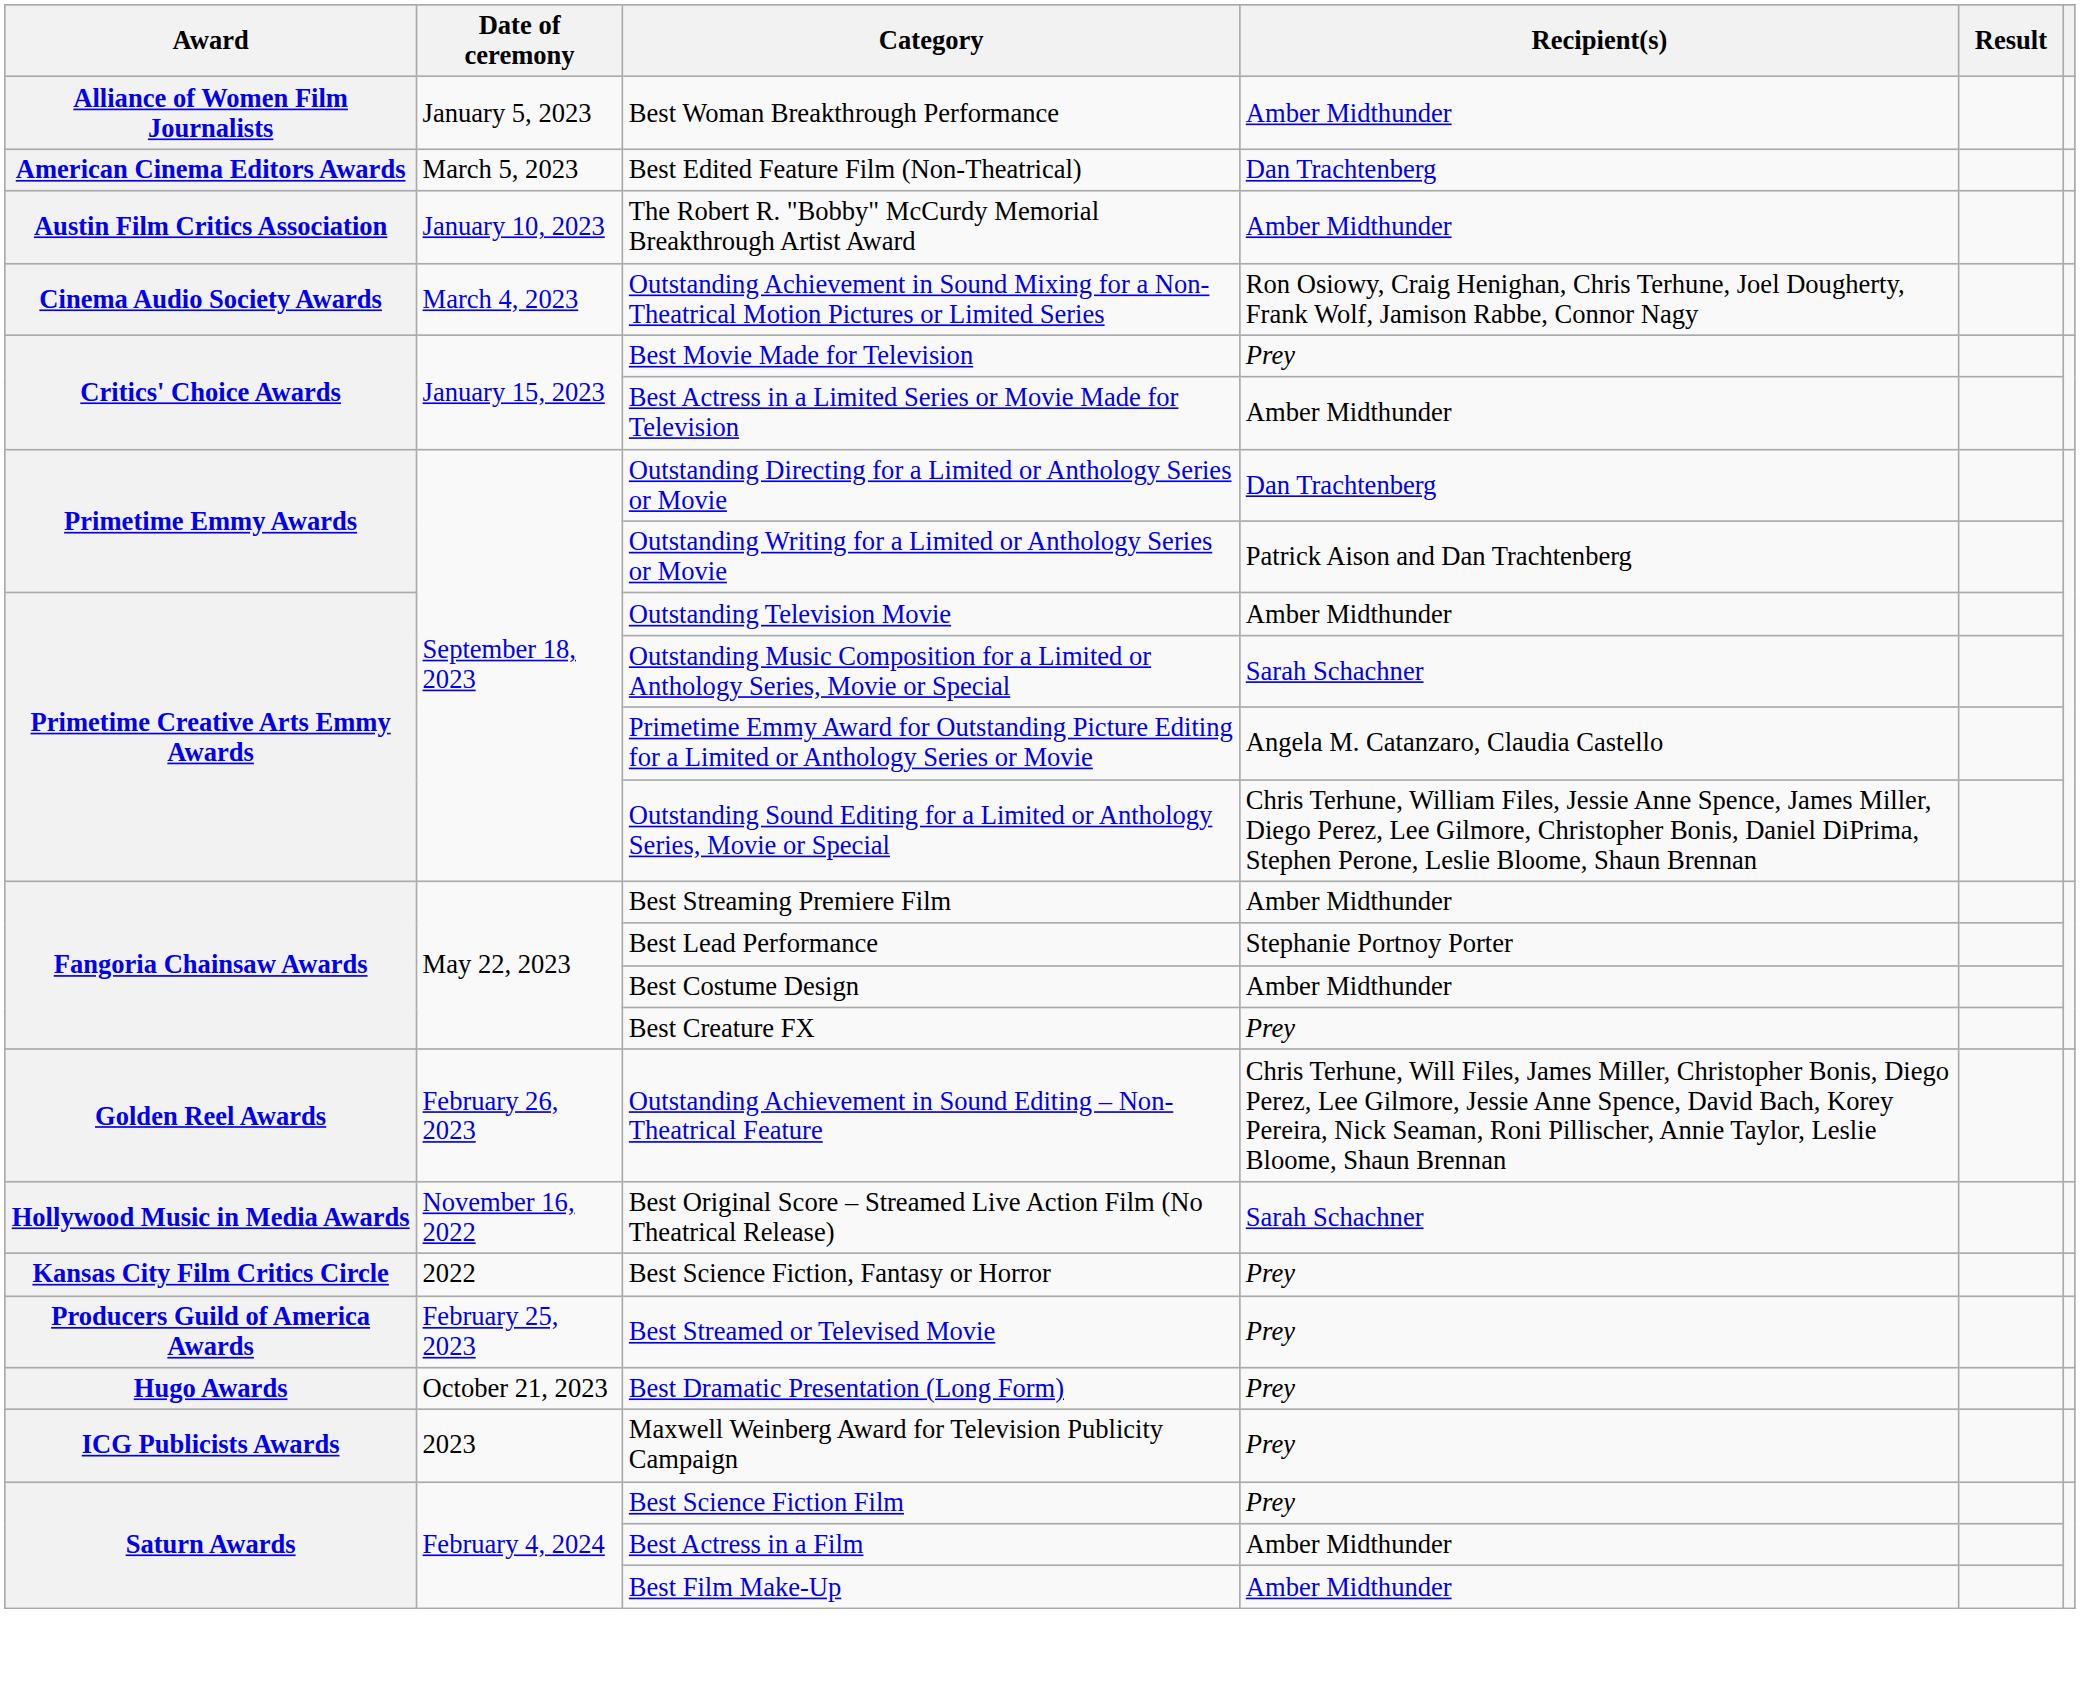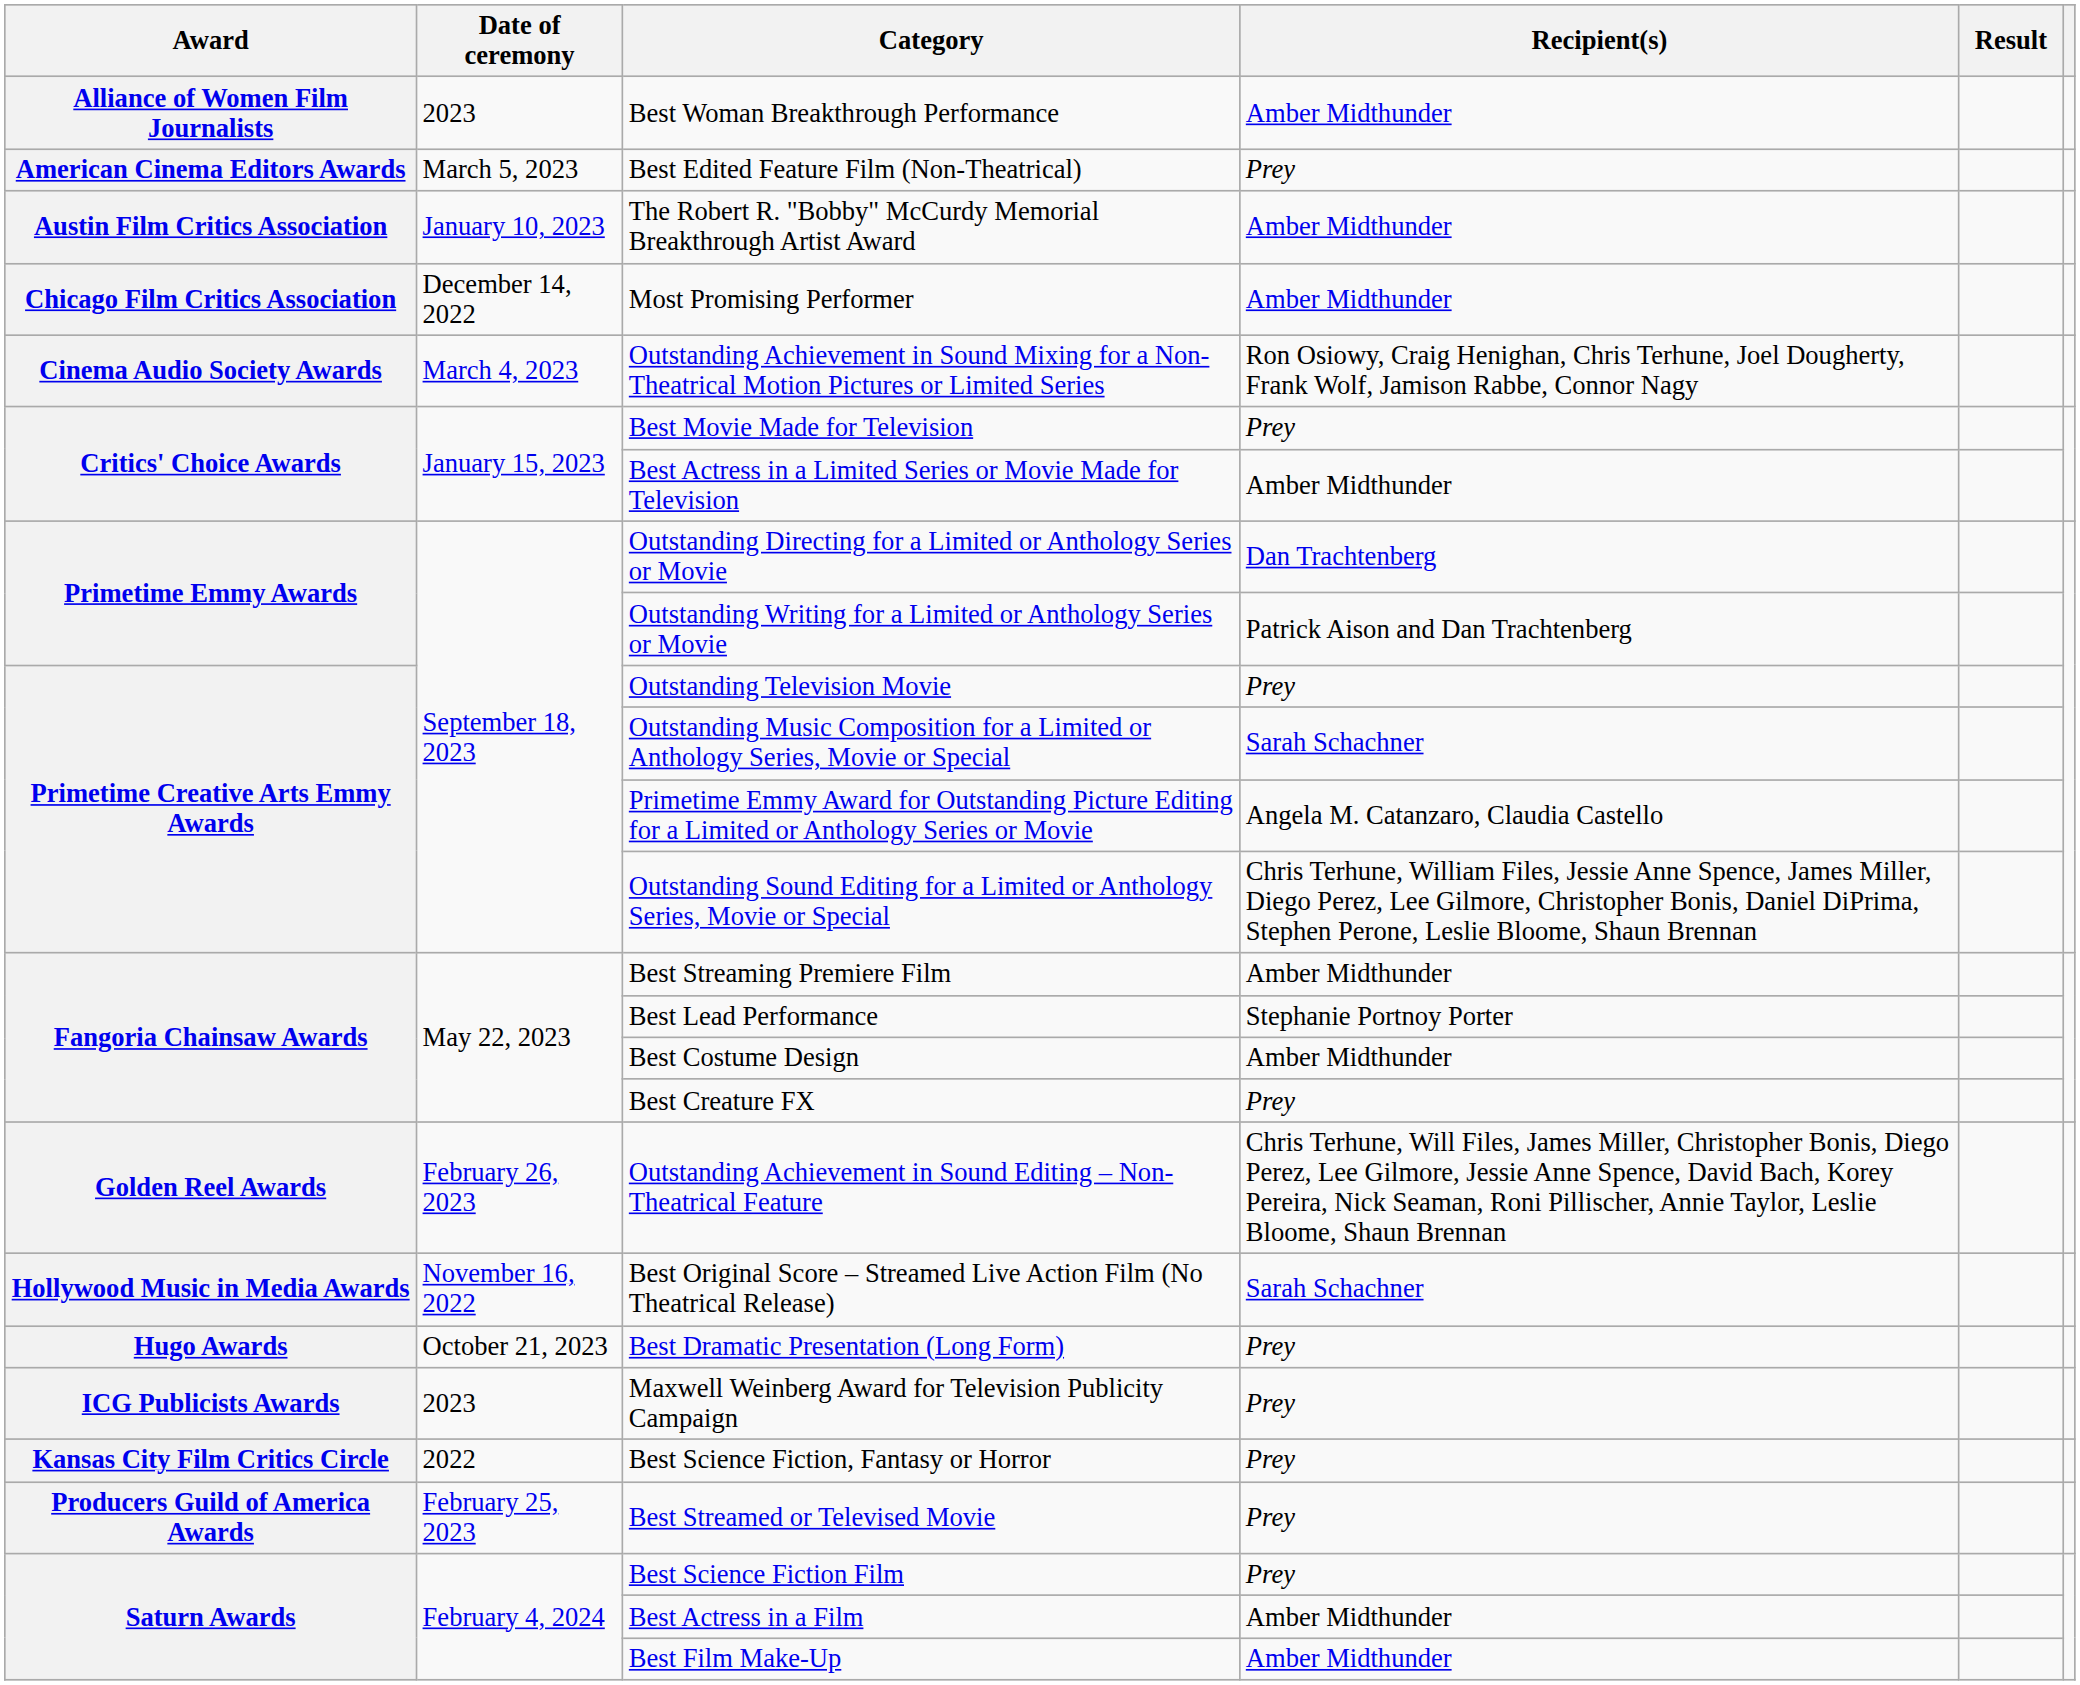(507, 112) January 5, 2023 -> (449, 112) 2023
(1341, 169) Dan Trachtenberg -> (1270, 169) Prey
+ row: (771, 298)
(1349, 613) Amber Midthunder -> (1270, 685) Prey
rows swapped: (846, 1388) <-> (840, 1274)
rows swapped: (896, 1445) <-> (812, 1331)
